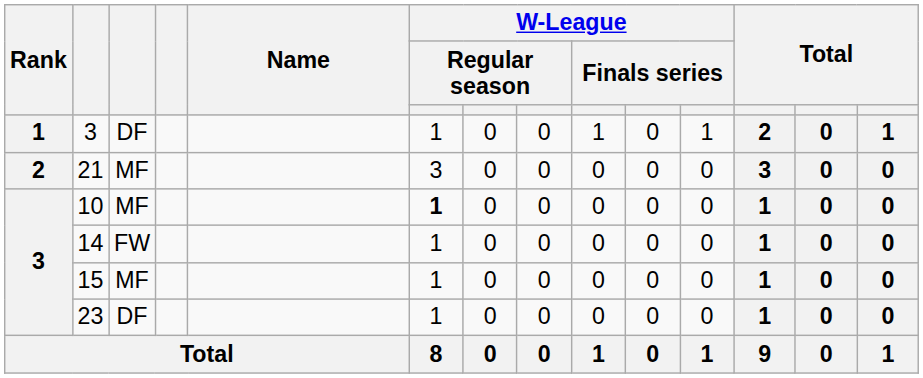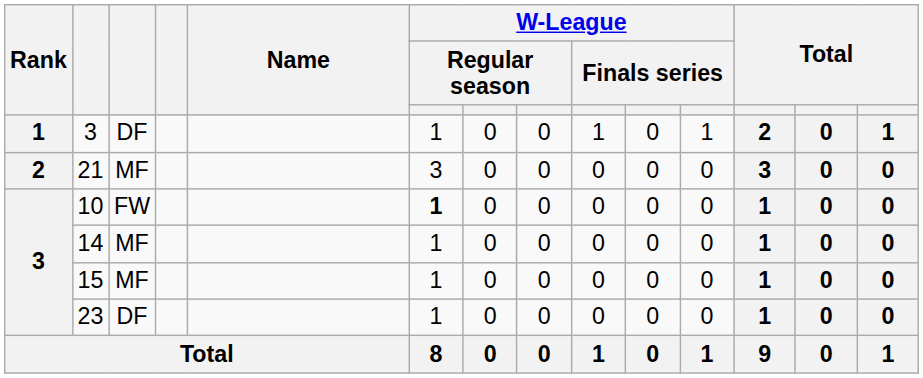(132, 206) MF -> (132, 206) FW
(132, 243) FW -> (132, 243) MF
